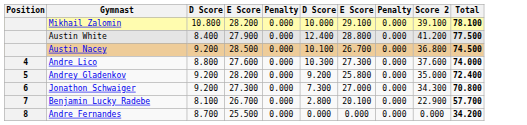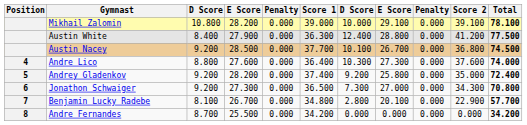+ column: (319, 11)
